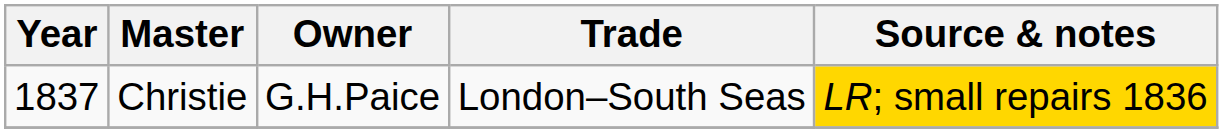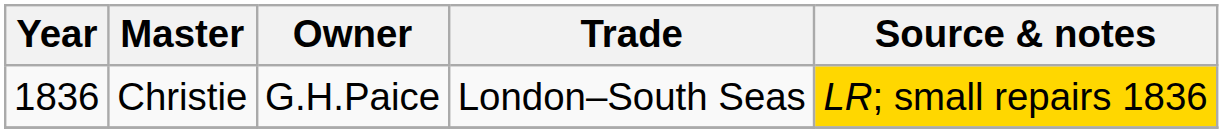(57, 95) 1837 -> (57, 95) 1836
